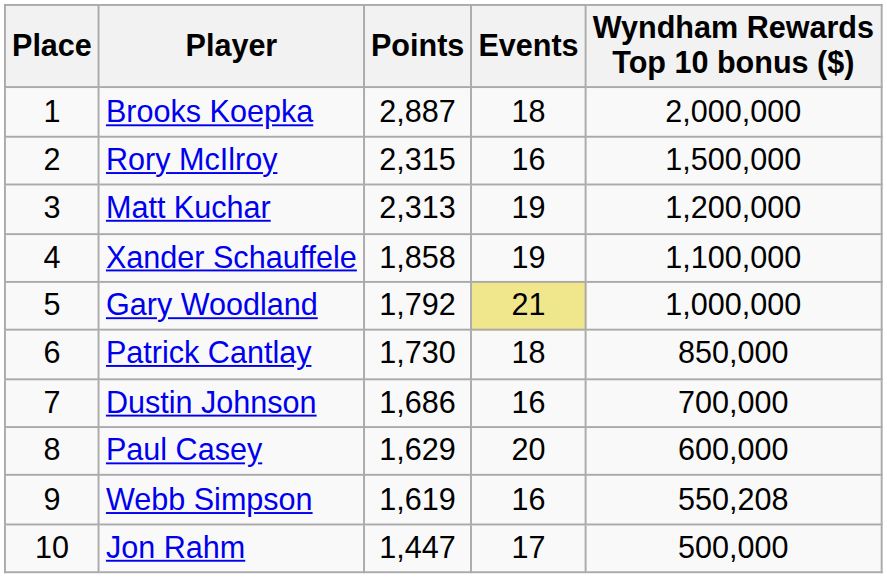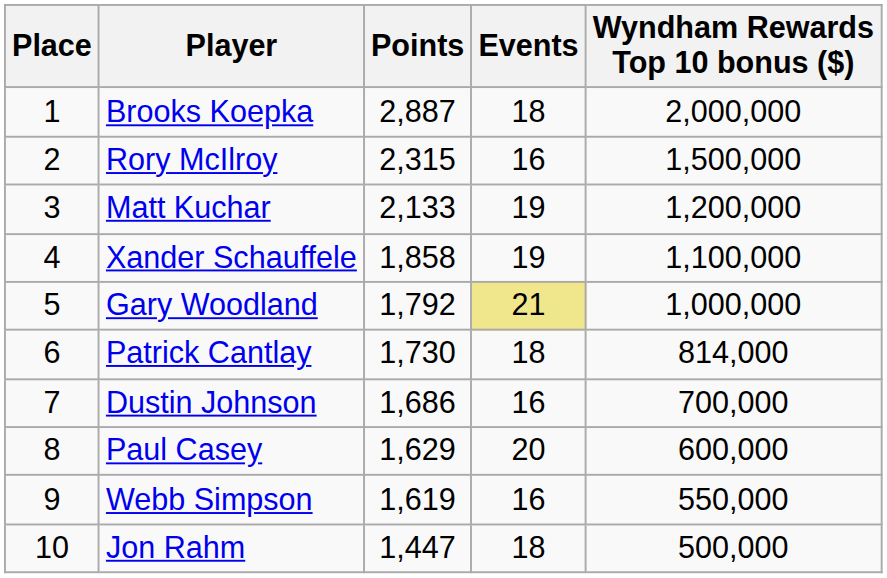(418, 208) 2,313 -> (418, 208) 2,133
(733, 353) 850,000 -> (733, 353) 814,000
(733, 499) 550,208 -> (733, 499) 550,000
(528, 547) 17 -> (528, 547) 18
